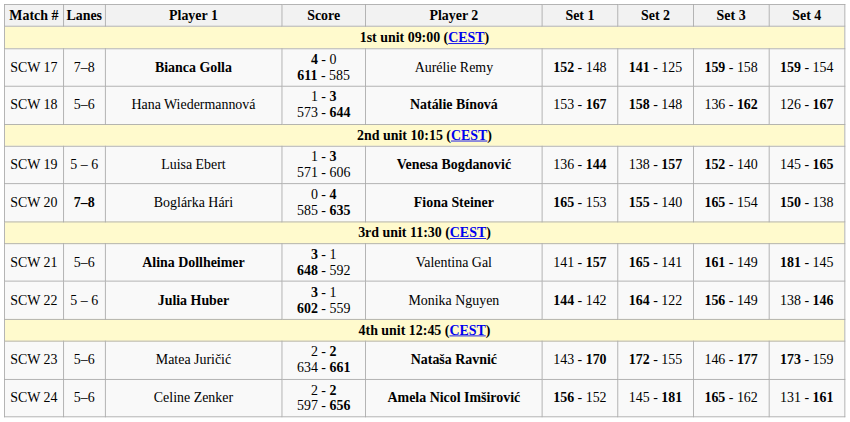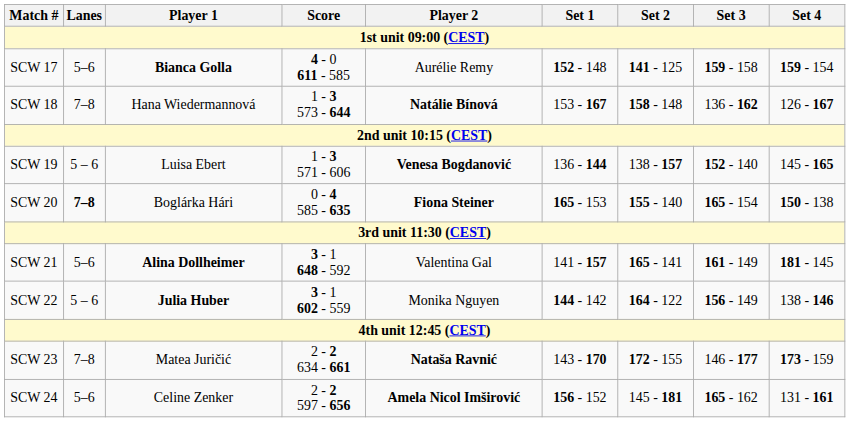(84, 67) 7–8 -> (84, 67) 5–6
(84, 105) 5–6 -> (84, 105) 7–8
(84, 360) 5–6 -> (84, 360) 7–8
